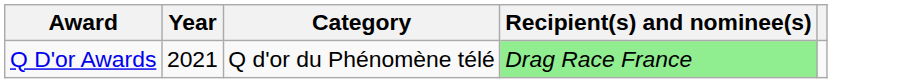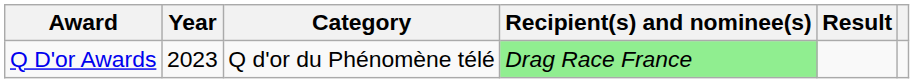+ column: (857, 22)
(192, 58) 2021 -> (192, 58) 2023
